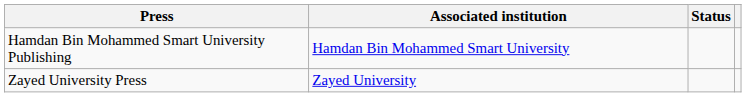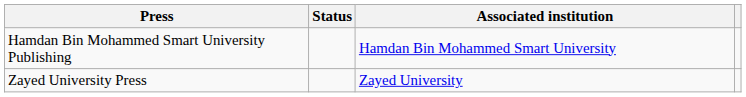columns swapped: (498, 16) <-> (711, 16)
